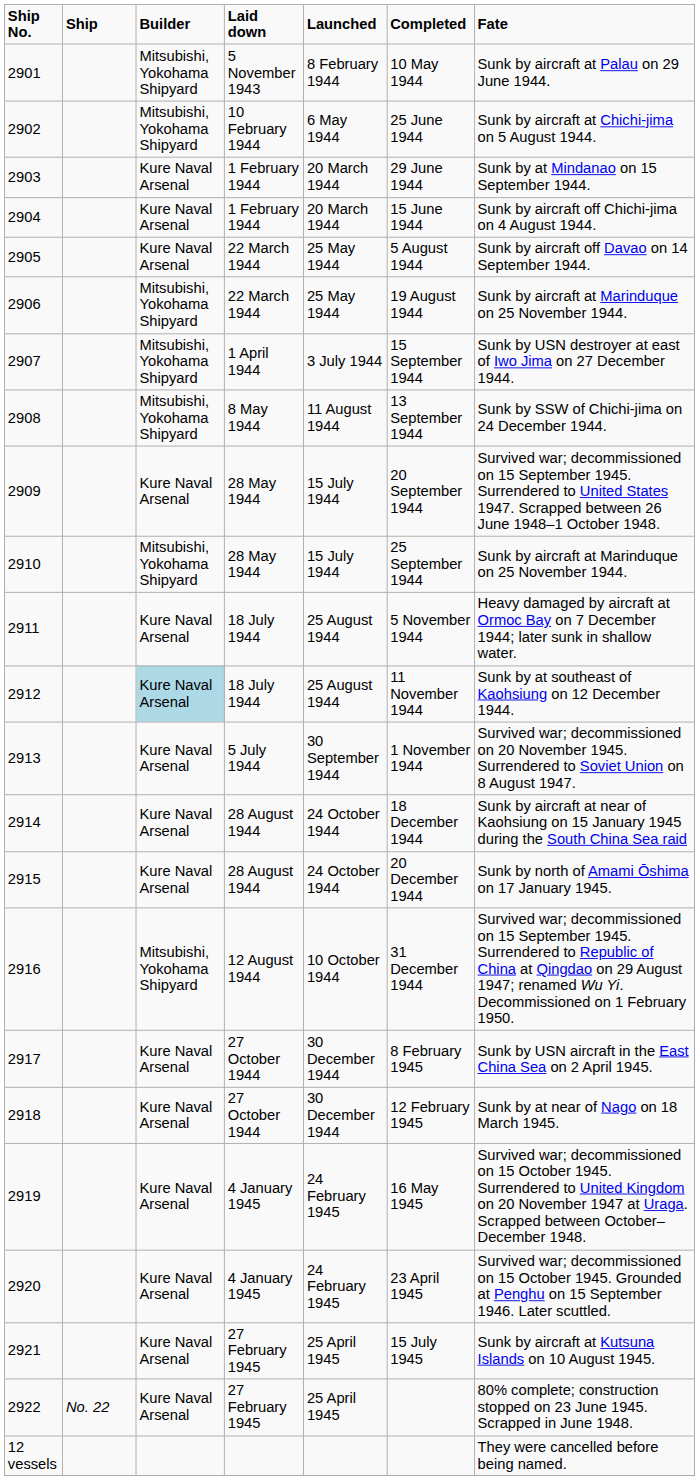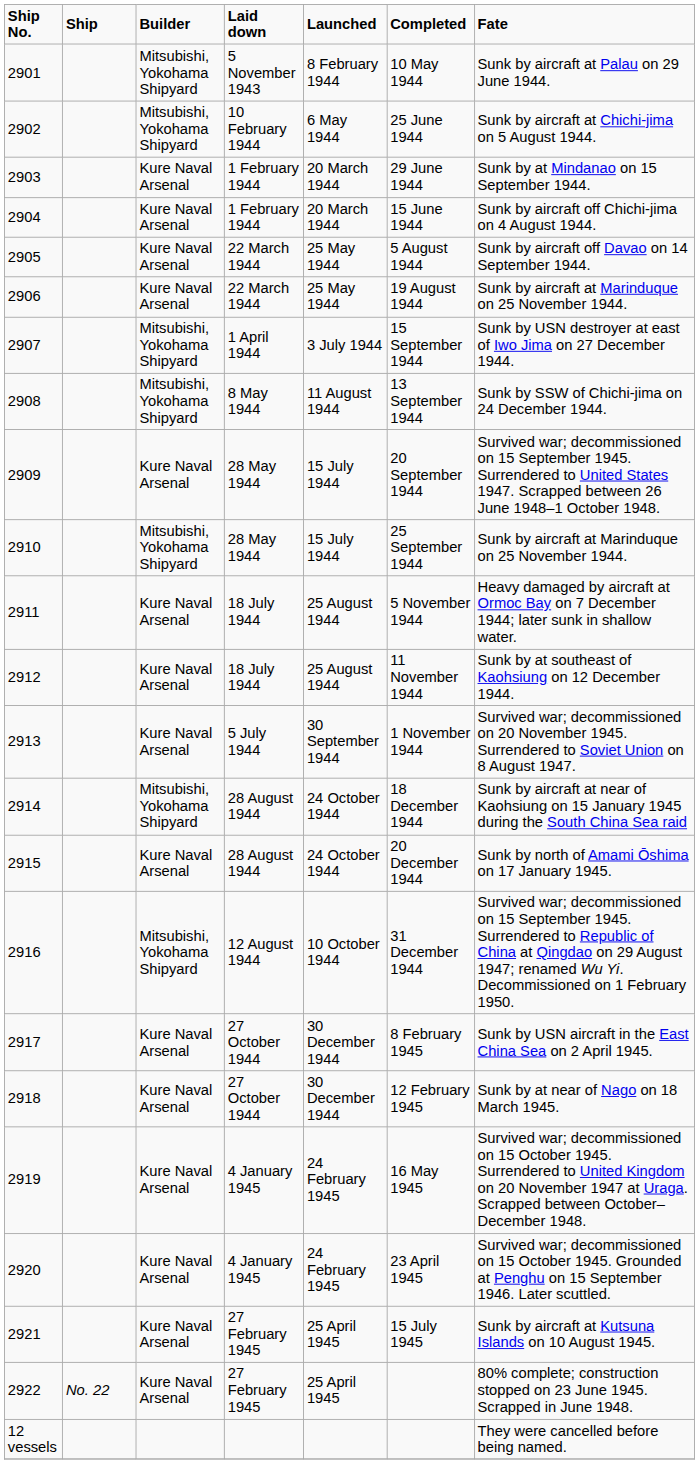(174, 305) Mitsubishi, Yokohama Shipyard -> (176, 297) Kure Naval Arsenal
(176, 693) lightblue background -> (176, 677) no background
(176, 823) Kure Naval Arsenal -> (174, 806) Mitsubishi, Yokohama Shipyard
